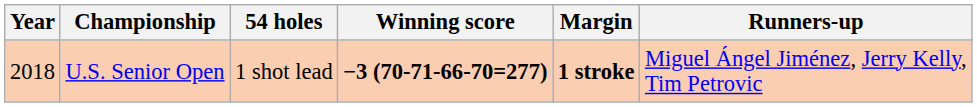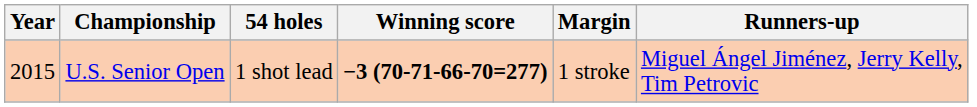(32, 70) 2018 -> (32, 70) 2015
(596, 70) bold -> (594, 70) normal
